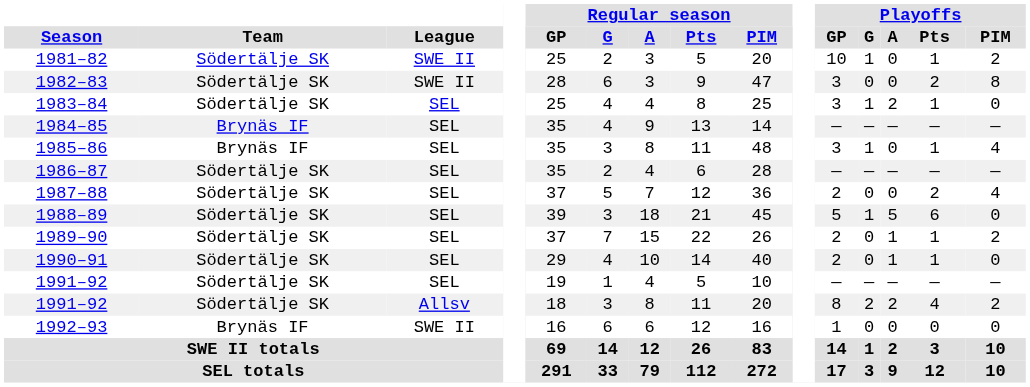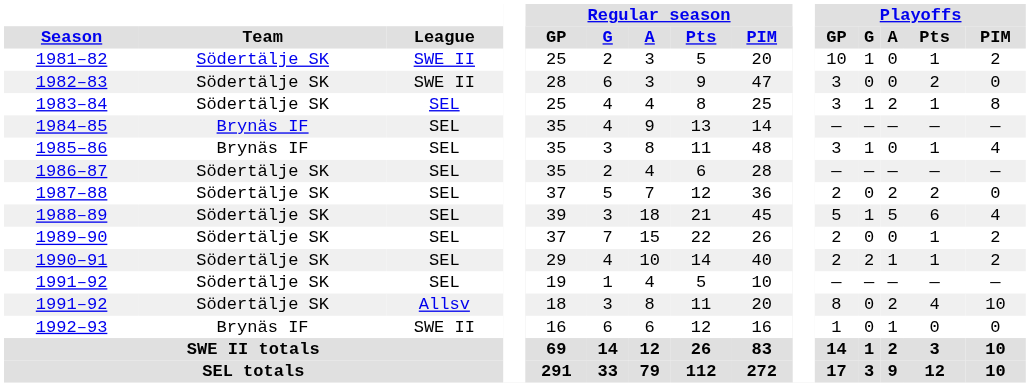(995, 82) 8 -> (995, 82) 0
(995, 104) 0 -> (995, 104) 8
(893, 193) 0 -> (893, 193) 2
(995, 193) 4 -> (995, 193) 0
(995, 216) 0 -> (995, 216) 4
(893, 238) 1 -> (893, 238) 0
(869, 260) 0 -> (869, 260) 2
(995, 260) 0 -> (995, 260) 2
(869, 305) 2 -> (869, 305) 0
(995, 305) 2 -> (995, 305) 10
(893, 327) 0 -> (893, 327) 1
